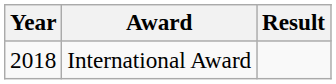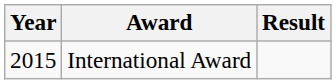(33, 59) 2018 -> (33, 59) 2015
